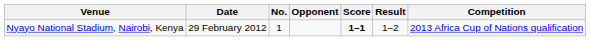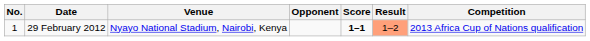columns swapped: (279, 12) <-> (95, 12)
(390, 28) no background -> (390, 28) lightsalmon background
